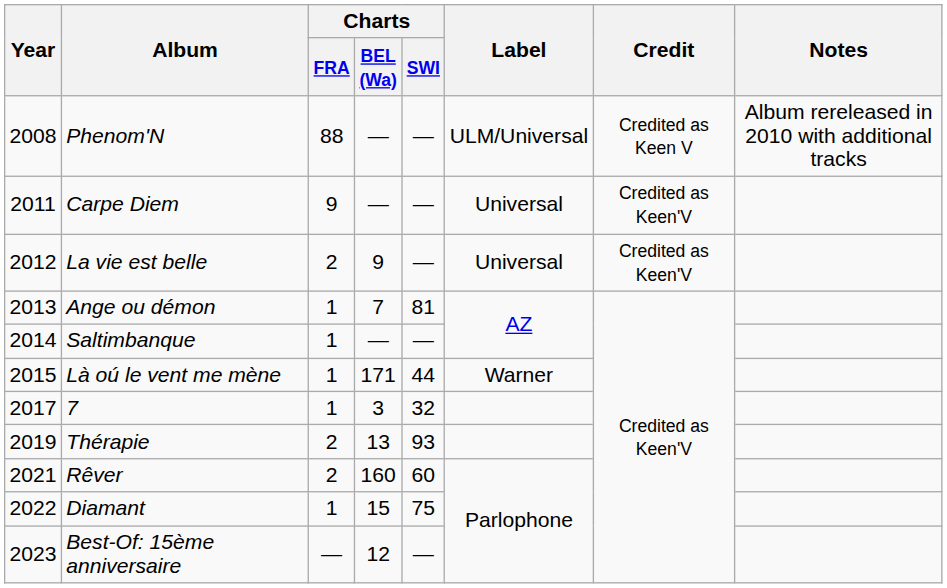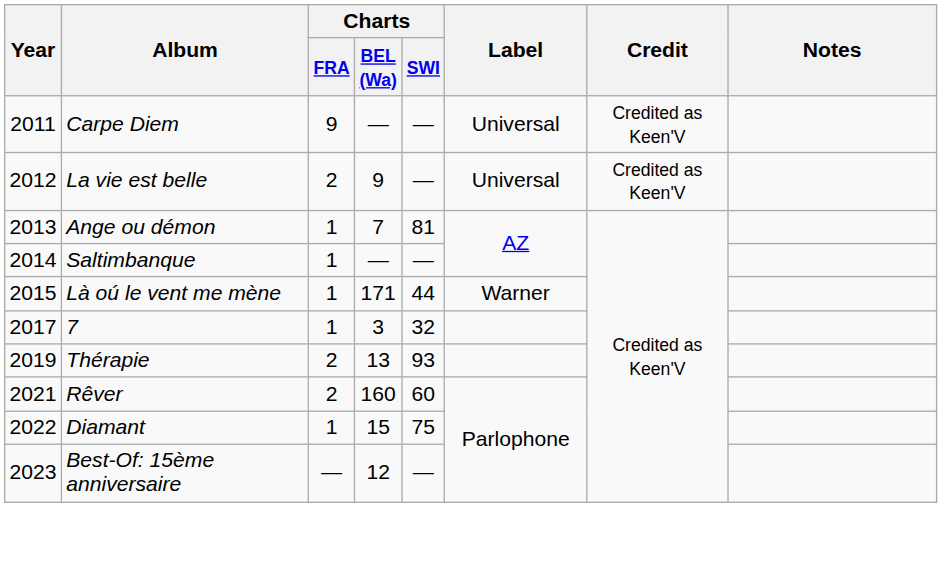- row: (115, 135)
